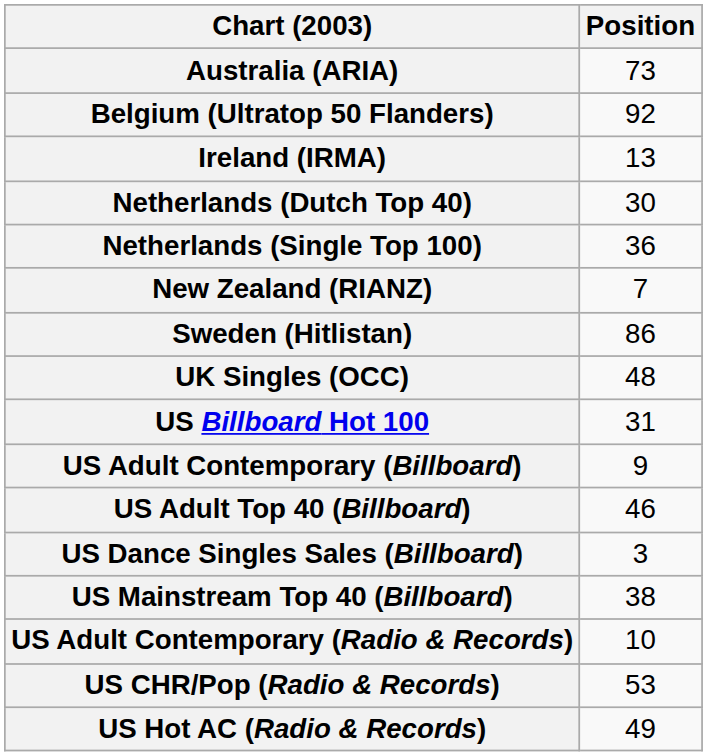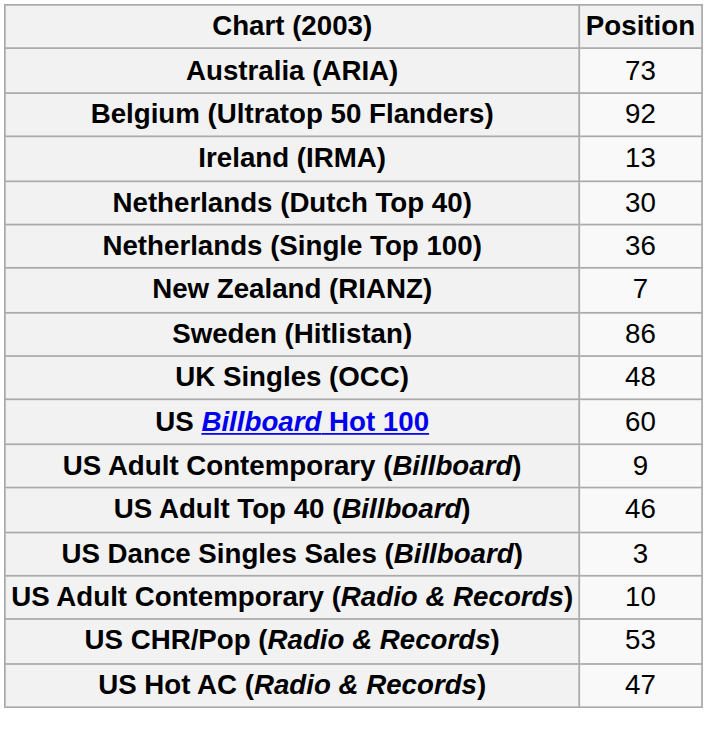(640, 421) 31 -> (640, 421) 60
- row: (292, 597)
(640, 728) 49 -> (640, 684) 47
